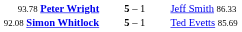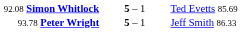rows swapped: (52, 23) <-> (58, 8)
